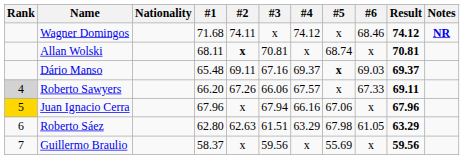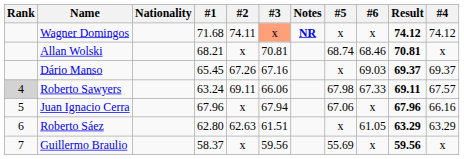columns swapped: (307, 13) <-> (442, 13)
(275, 32) no background -> (275, 32) lightsalmon background
(371, 32) 68.46 -> (373, 32) x
(210, 51) 68.11 -> (210, 51) 68.21
(243, 51) bold -> (243, 51) normal
(371, 51) x -> (373, 51) 68.46
(210, 70) 65.48 -> (210, 70) 65.45
(243, 70) 69.11 -> (243, 70) 67.26
(339, 70) bold -> (340, 70) normal
(210, 88) 66.20 -> (210, 88) 63.24
(243, 88) 67.26 -> (243, 88) 69.11
(339, 88) x -> (340, 88) 67.98
(21, 107) gold background -> (21, 107) no background
(339, 126) 67.98 -> (340, 126) x
